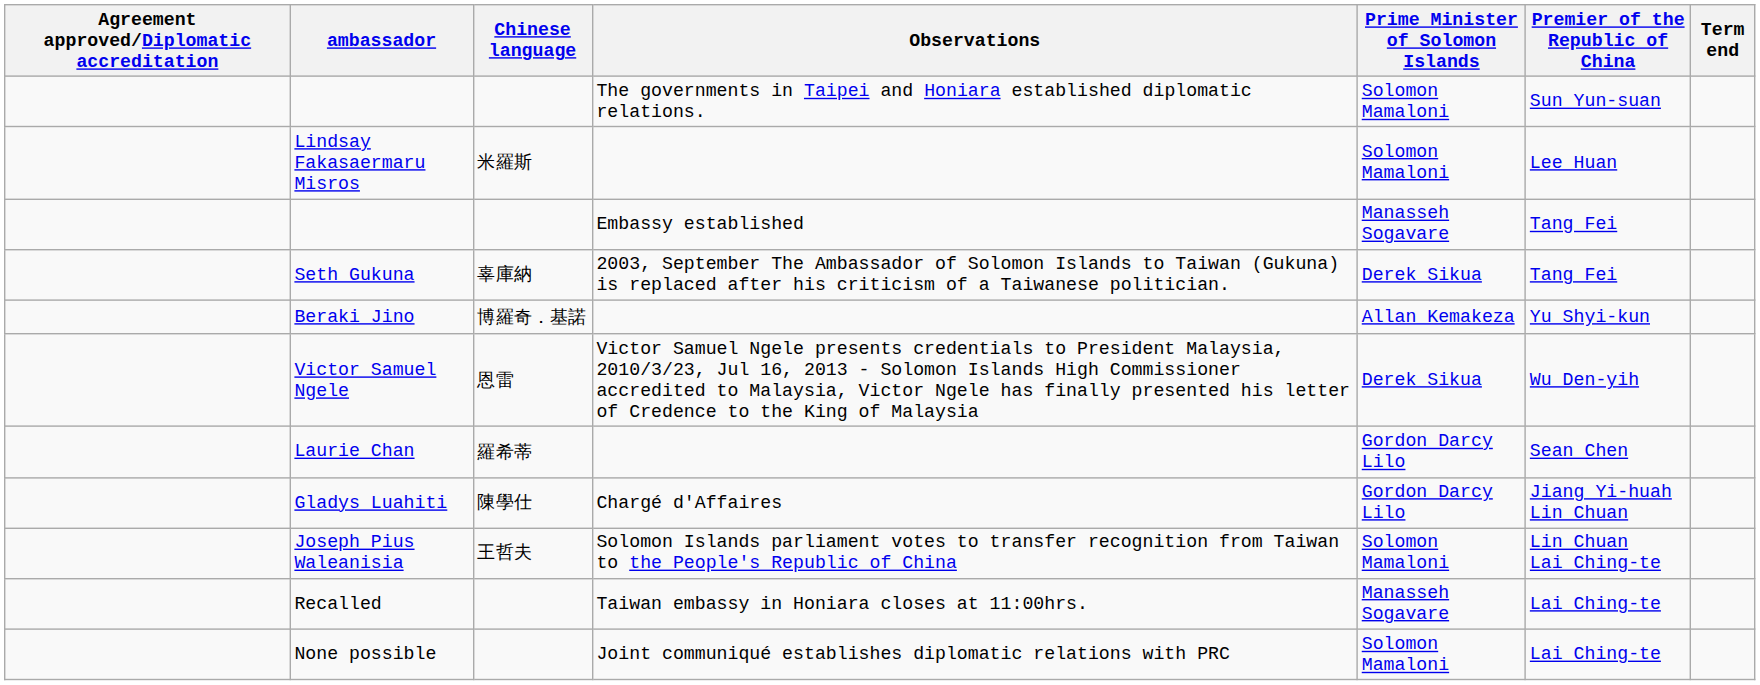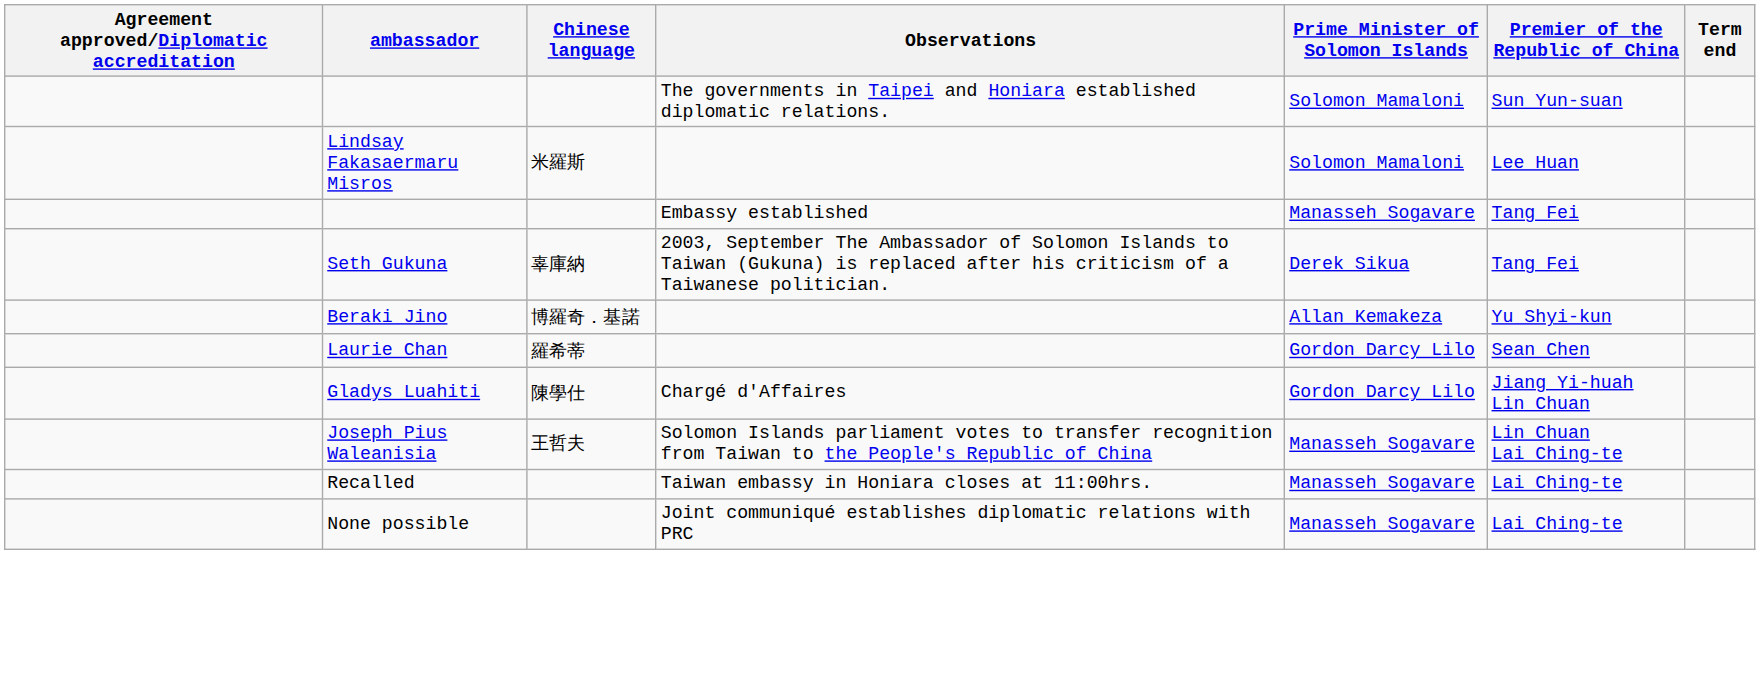- row: (365, 380)
(1405, 553) Solomon Mamaloni -> (1382, 444) Manasseh Sogavare
(1405, 655) Solomon Mamaloni -> (1382, 524) Manasseh Sogavare
